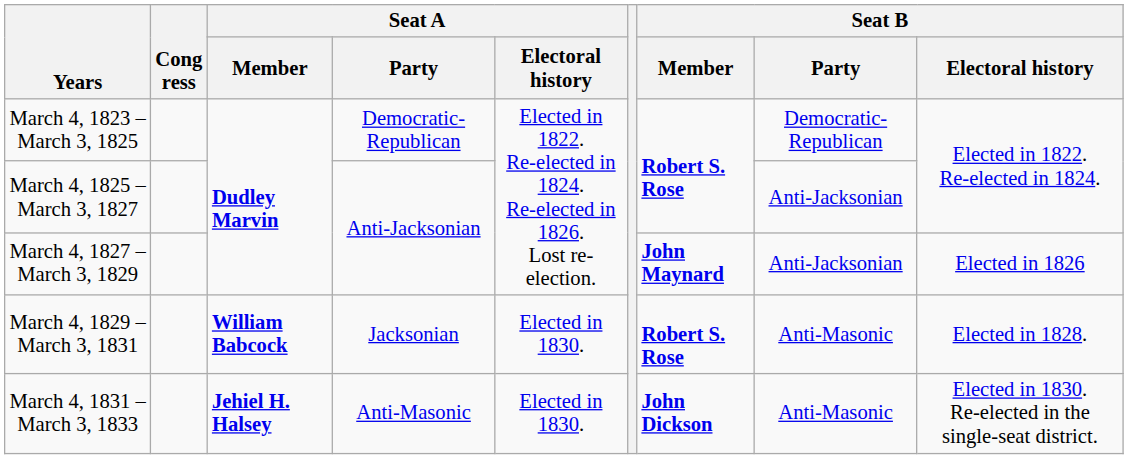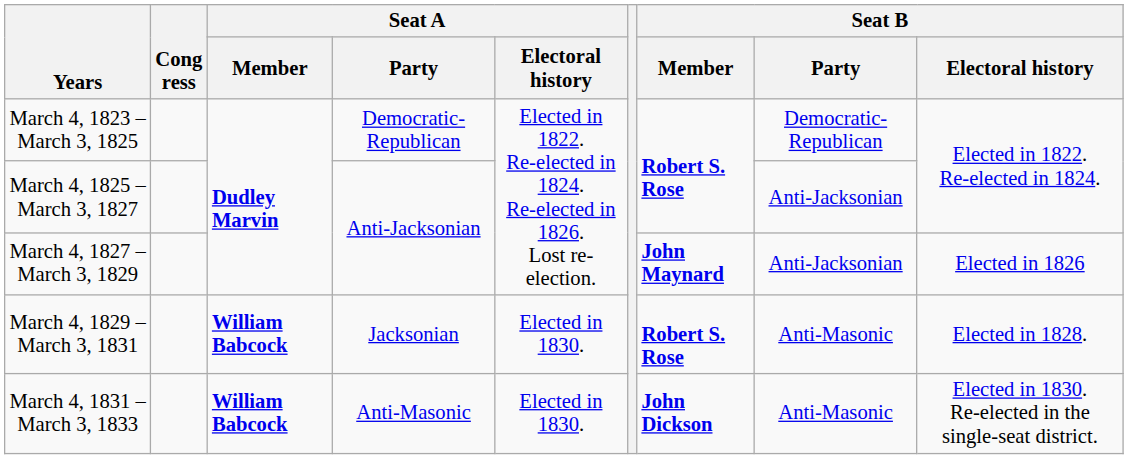(251, 413) Jehiel H. Halsey -> (250, 413) William Babcock
